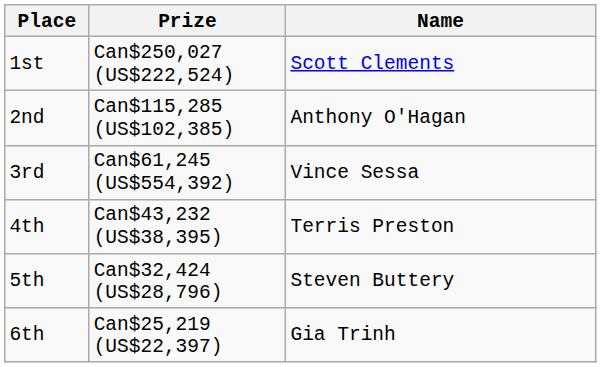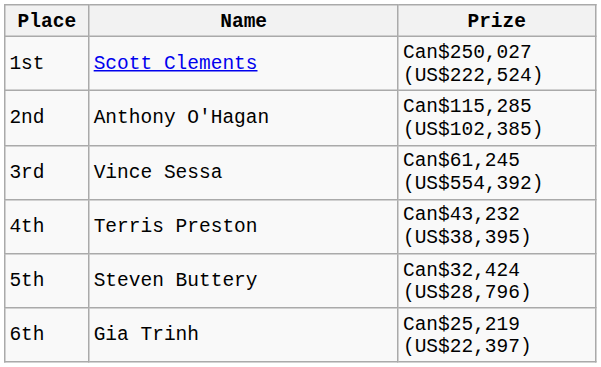columns swapped: (440, 21) <-> (187, 21)
